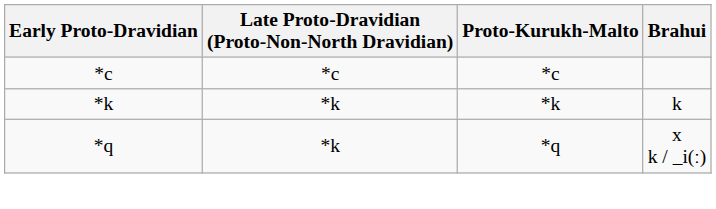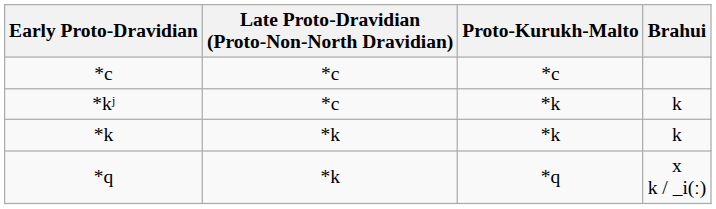+ row: (104, 103)
